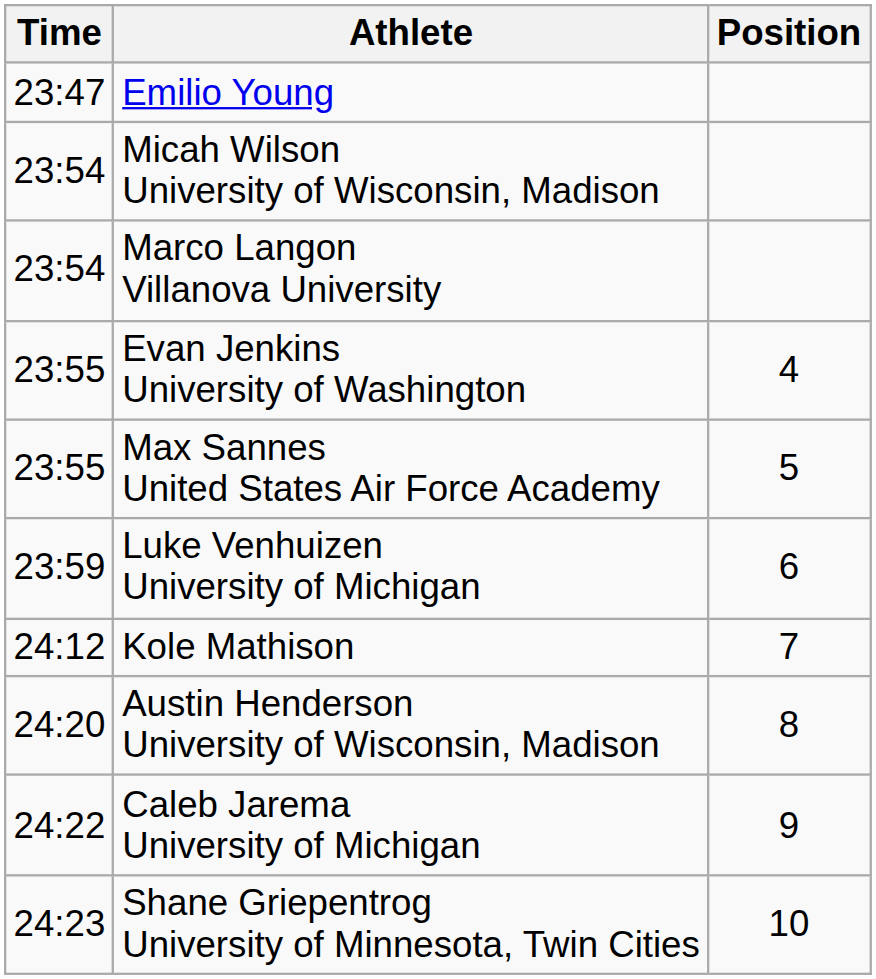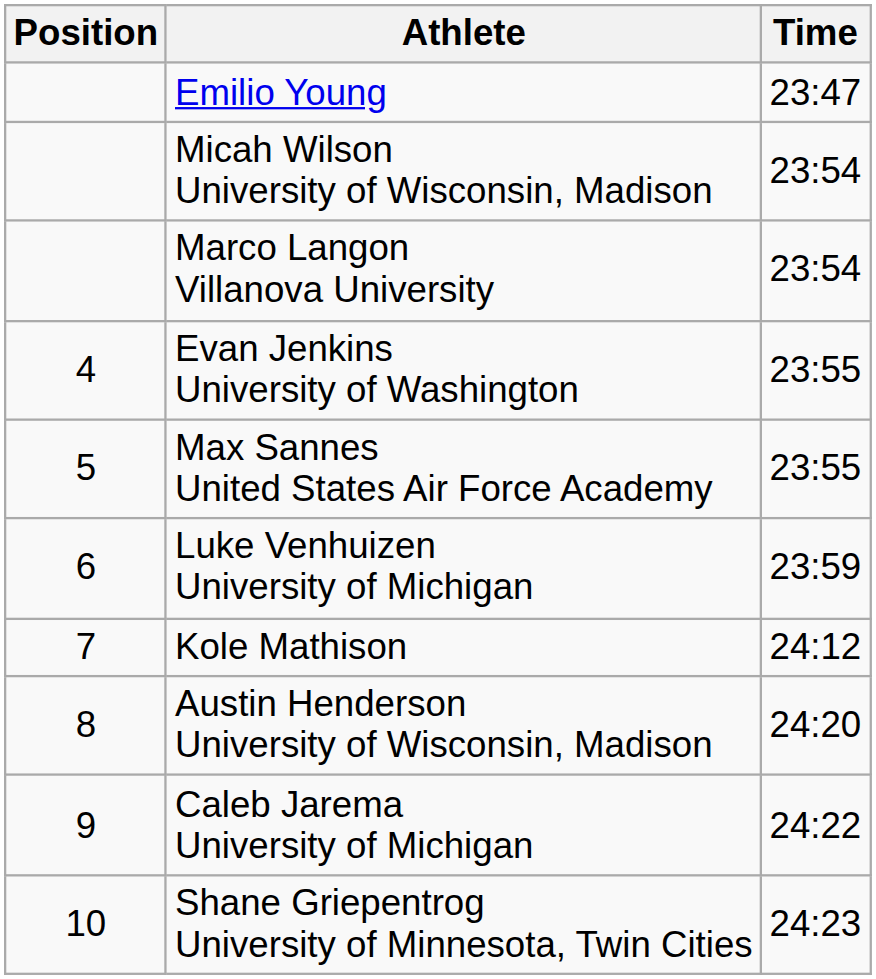columns swapped: (789, 33) <-> (59, 33)
